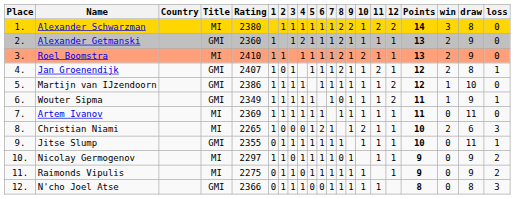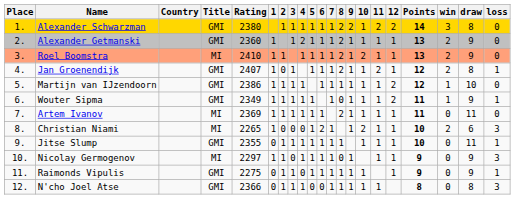(216, 26) MI -> (216, 26) GMI
(341, 114) 1 -> (341, 114) 2
(497, 158) 2 -> (497, 158) 3
(216, 172) MI -> (216, 172) GMI
(497, 172) 2 -> (497, 172) 1
